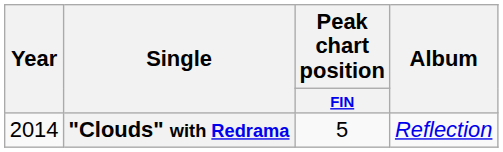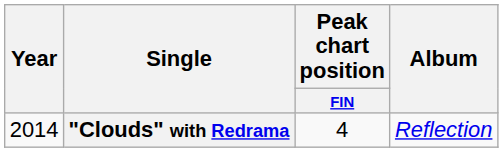(342, 129) 5 -> (342, 129) 4
